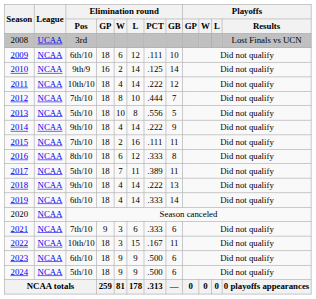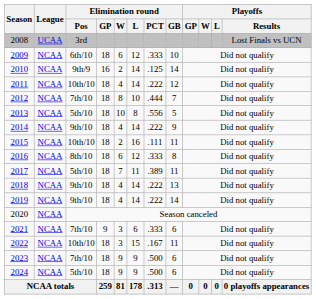(155, 55) .111 -> (155, 55) .333
(81, 142) 7th/10 -> (81, 142) 10th/10
(81, 200) 6th/10 -> (81, 200) 9th/10
(155, 200) .333 -> (155, 200) .222
(81, 258) 6th/10 -> (81, 258) 7th/10
